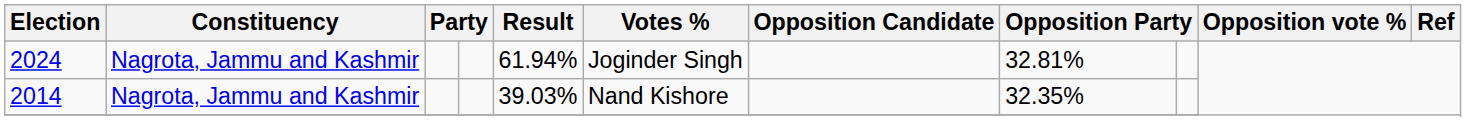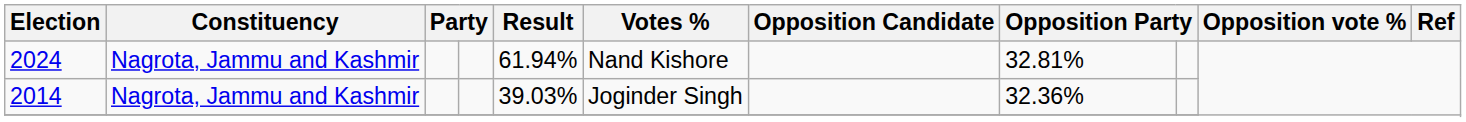(665, 59) Joginder Singh -> (658, 59) Nand Kishore
(658, 96) Nand Kishore -> (665, 96) Joginder Singh
(1045, 96) 32.35% -> (1045, 96) 32.36%
